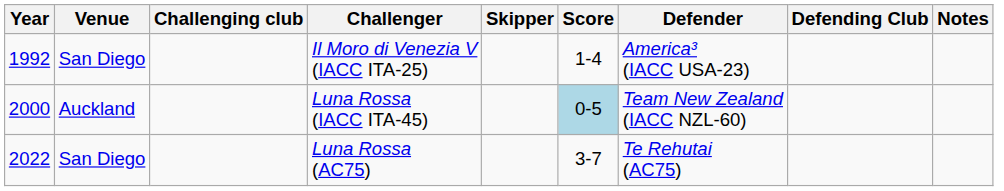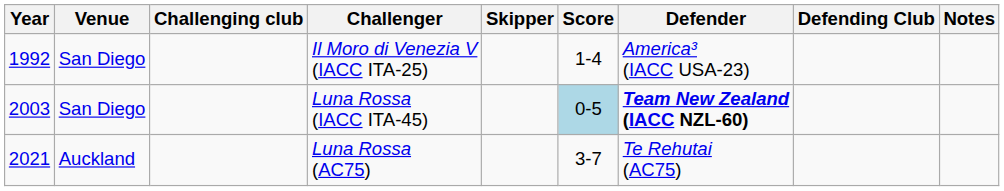(30, 109) 2000 -> (30, 109) 2003
(97, 109) Auckland -> (102, 109) San Diego
(703, 109) normal -> (706, 109) bold
(30, 159) 2022 -> (30, 159) 2021
(102, 159) San Diego -> (97, 159) Auckland
